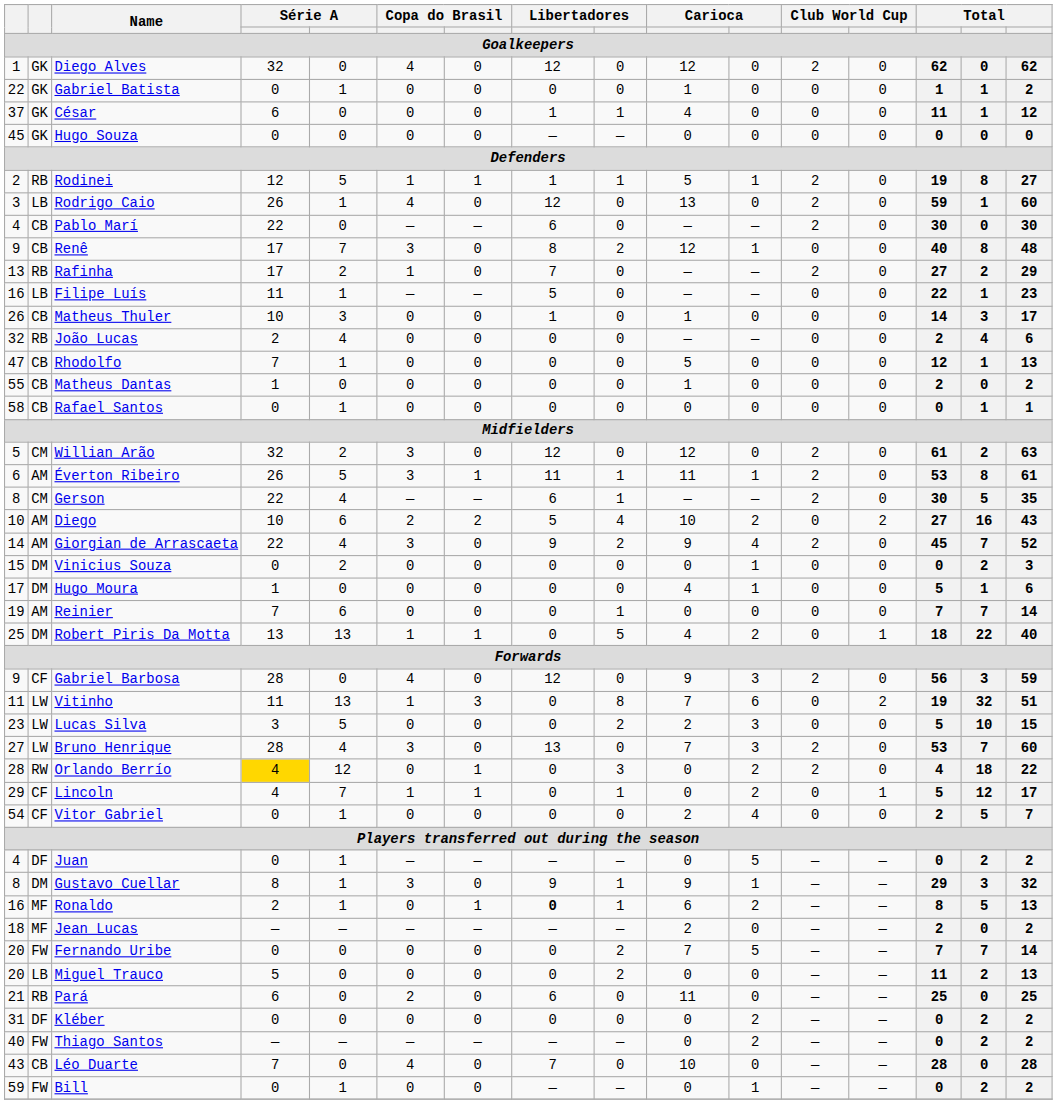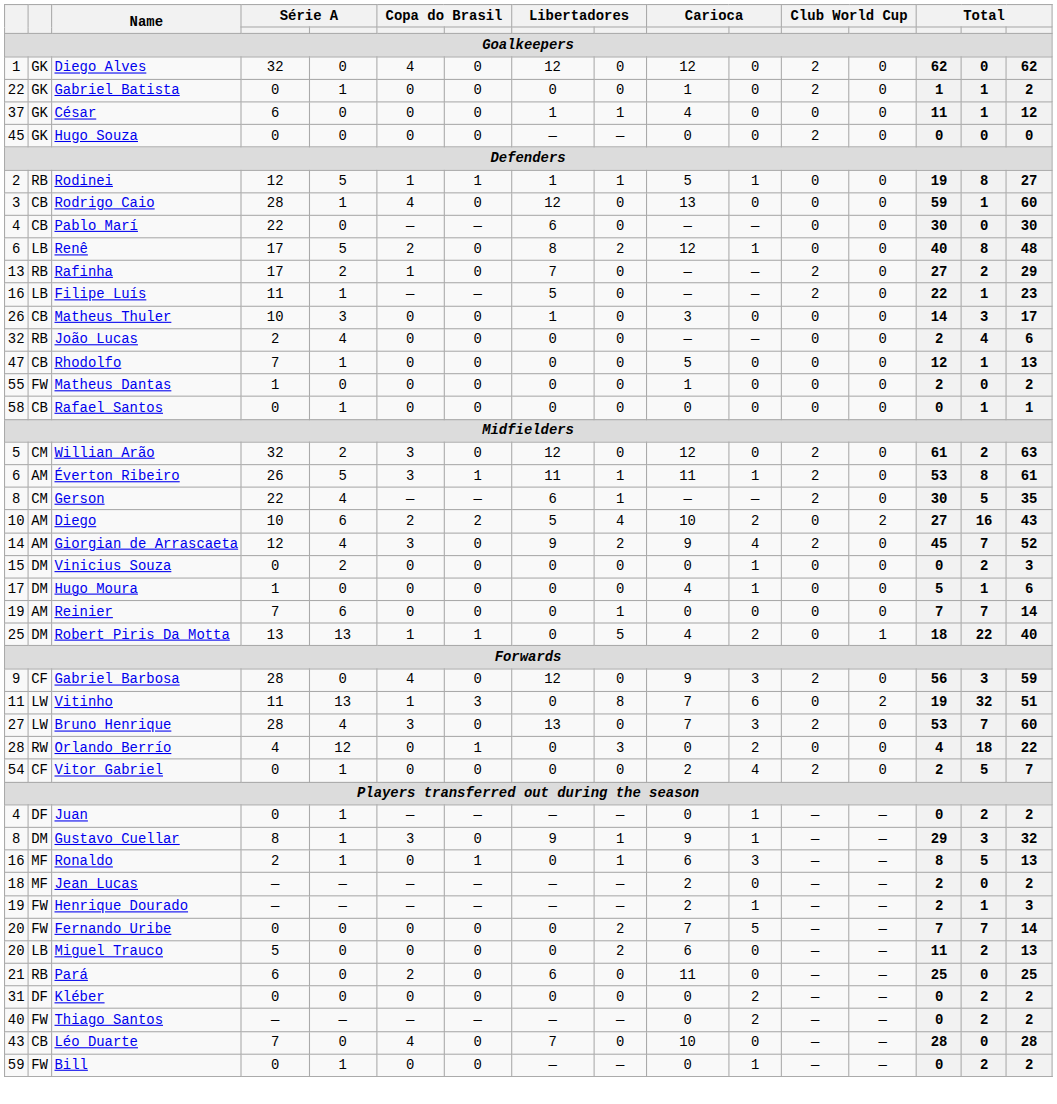(815, 91) 0 -> (815, 91) 2
(815, 136) 0 -> (815, 136) 2
(815, 181) 2 -> (815, 181) 0
(40, 204) LB -> (40, 204) CB
(275, 204) 26 -> (275, 204) 28
(815, 204) 2 -> (815, 204) 0
(815, 227) 2 -> (815, 227) 0
(16, 249) 9 -> (16, 249) 6
(40, 249) CB -> (40, 249) LB
(343, 249) 7 -> (343, 249) 5
(410, 249) 3 -> (410, 249) 2
(815, 295) 0 -> (815, 295) 2
(688, 317) 1 -> (688, 317) 3
(40, 385) CB -> (40, 385) FW
(275, 544) 22 -> (275, 544) 12
- row: (100, 725)
(275, 771) gold background -> (275, 748) no background
(815, 771) 2 -> (815, 748) 0
- row: (84, 793)
(815, 816) 0 -> (815, 771) 2
(755, 861) 5 -> (755, 816) 1
(553, 907) bold -> (553, 861) normal
(755, 907) 2 -> (755, 861) 3
+ row: (121, 907)
(688, 975) 0 -> (688, 952) 6
